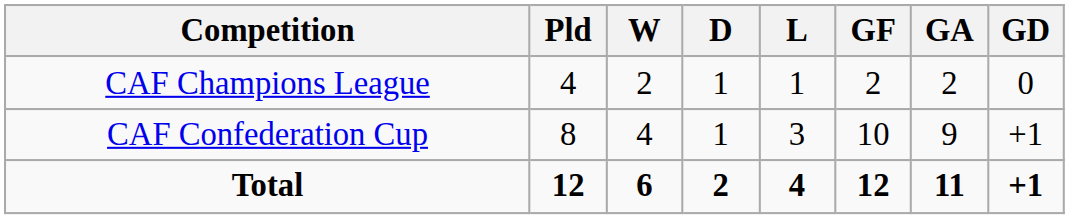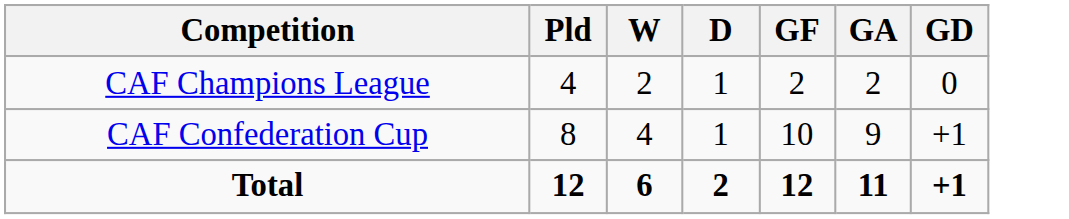- column: (797, 30)
